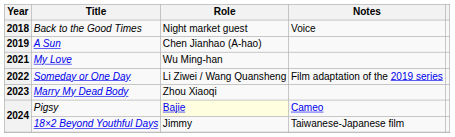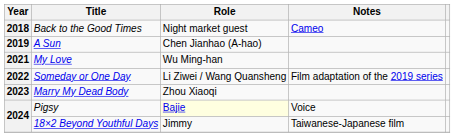(303, 28) Voice -> (307, 28) Cameo
(307, 108) Cameo -> (303, 108) Voice
